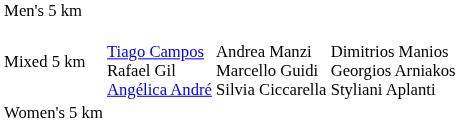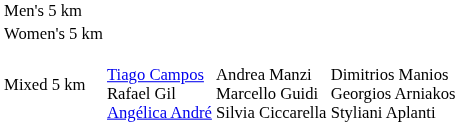rows swapped: (53, 112) <-> (45, 61)
